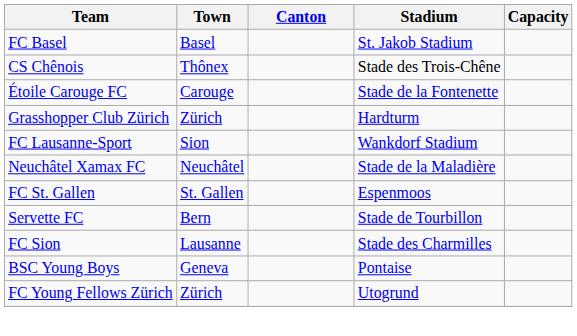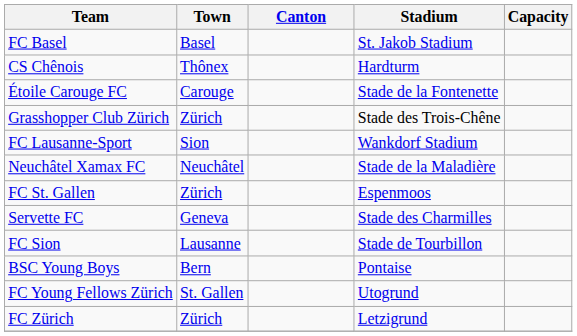(429, 67) Stade des Trois-Chêne -> (389, 67) Hardturm
(389, 117) Hardturm -> (429, 117) Stade des Trois-Chêne
(212, 192) St. Gallen -> (201, 192) Zürich
(195, 218) Bern -> (204, 218) Geneva
(420, 218) Stade de Tourbillon -> (425, 218) Stade des Charmilles
(425, 243) Stade des Charmilles -> (420, 243) Stade de Tourbillon
(204, 268) Geneva -> (195, 268) Bern
(201, 293) Zürich -> (212, 293) St. Gallen
+ row: (41, 318)
